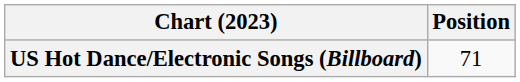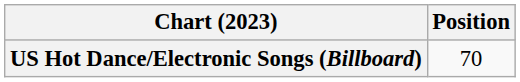(471, 58) 71 -> (471, 58) 70
